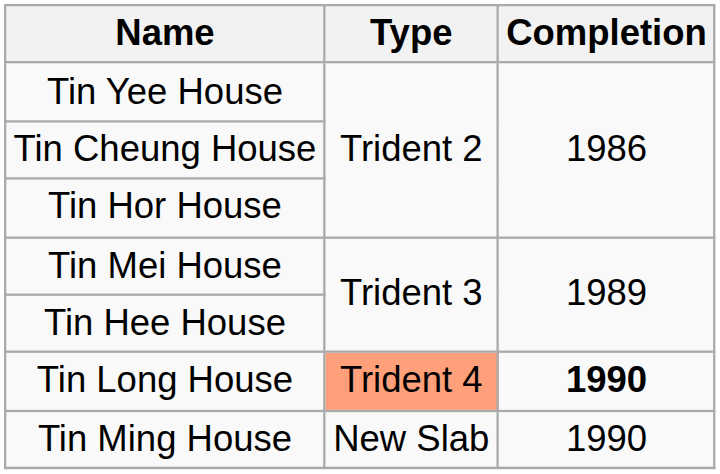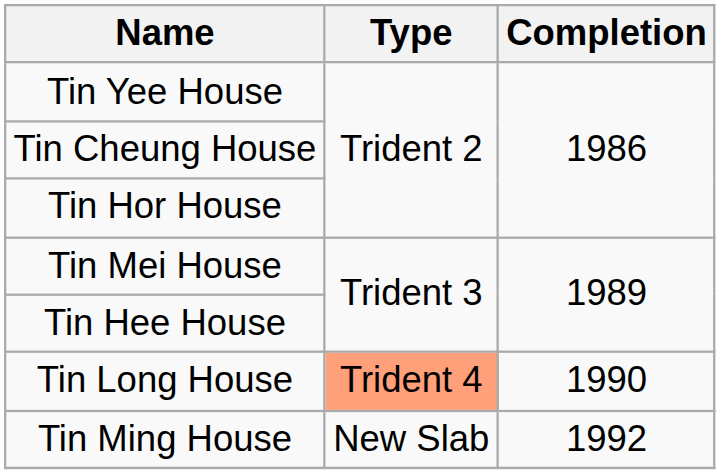(606, 380) bold -> (606, 380) normal
(606, 438) 1990 -> (606, 438) 1992
